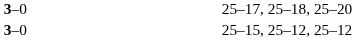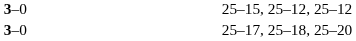rows swapped: (287, 9) <-> (287, 30)
